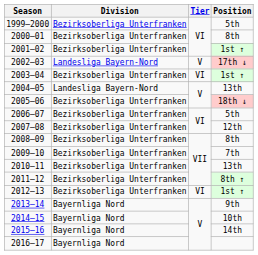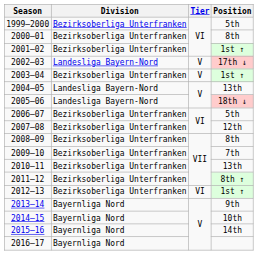(200, 75) VI -> (200, 75) V
(120, 101) Bezirksoberliga Unterfranken -> (105, 101) Landesliga Bayern-Nord
